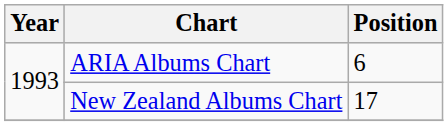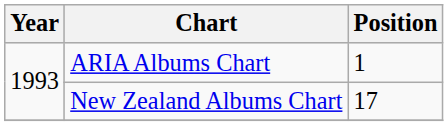(360, 62) 6 -> (360, 62) 1
